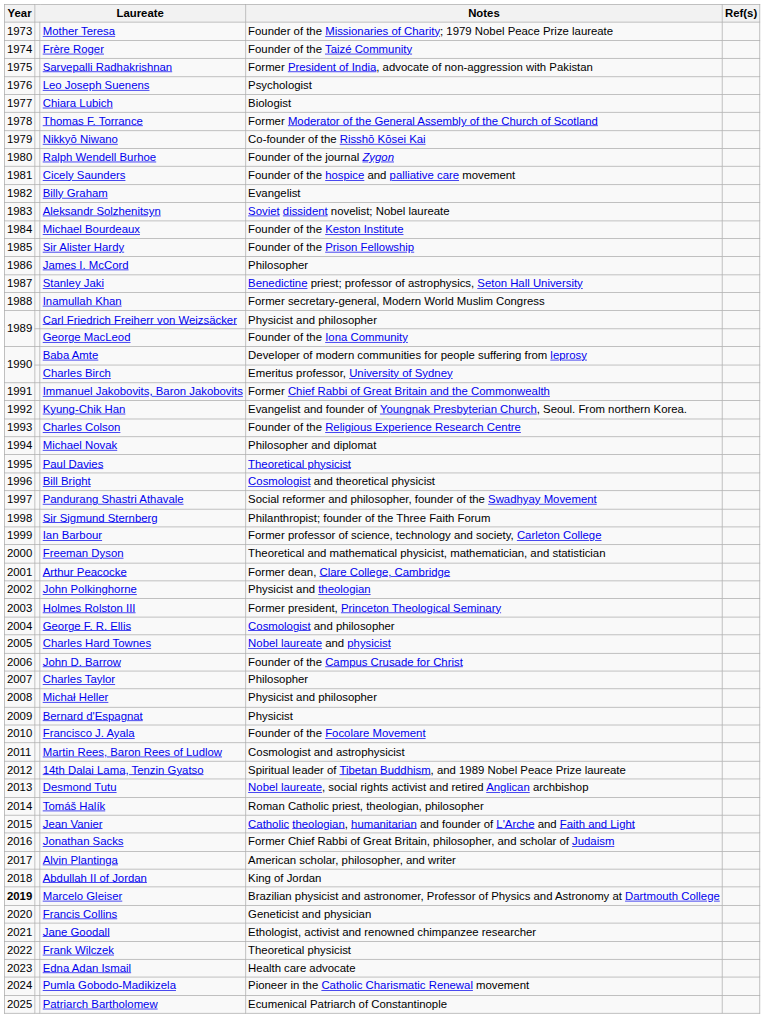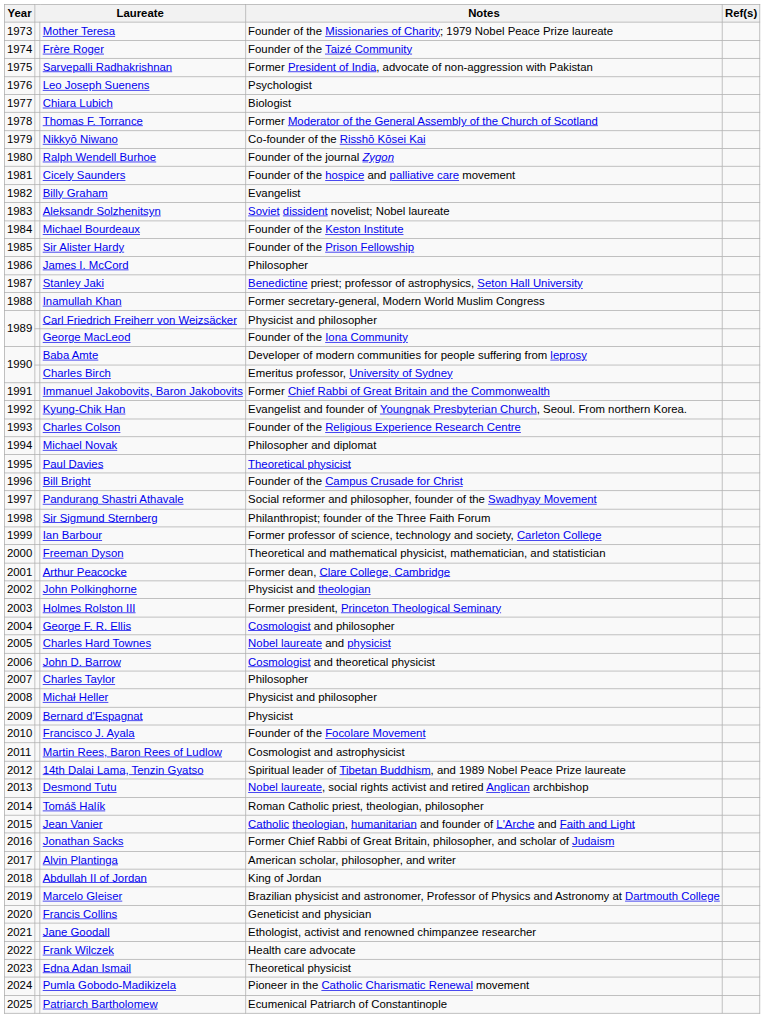(342, 481) Cosmologist and theoretical physicist -> (355, 481) Founder of the Campus Crusade for Christ
(355, 662) Founder of the Campus Crusade for Christ -> (342, 662) Cosmologist and theoretical physicist
(20, 896) bold -> (20, 896) normal
(300, 950) Theoretical physicist -> (302, 950) Health care advocate
(302, 968) Health care advocate -> (300, 968) Theoretical physicist
